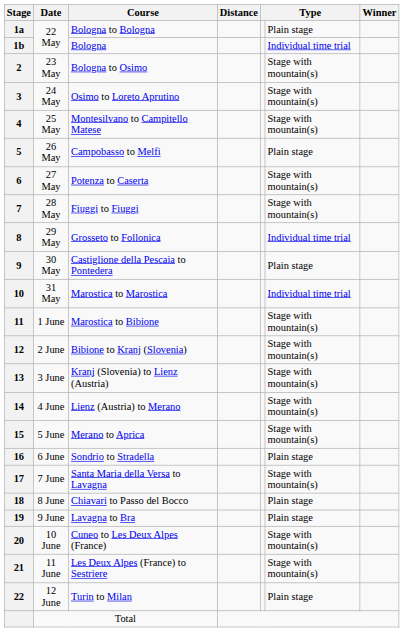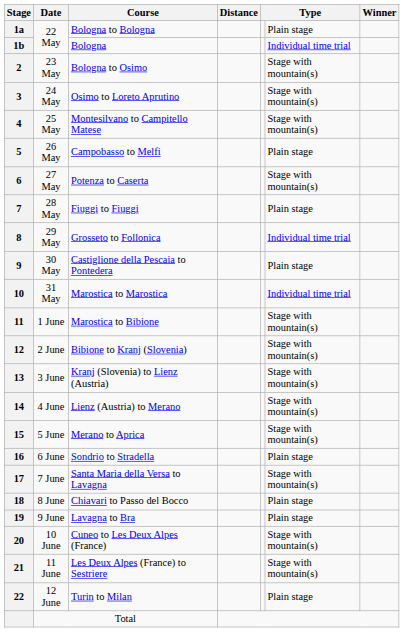(293, 209) Stage with mountain(s) -> (290, 209) Plain stage
